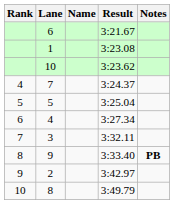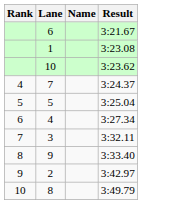- column: (153, 13)
